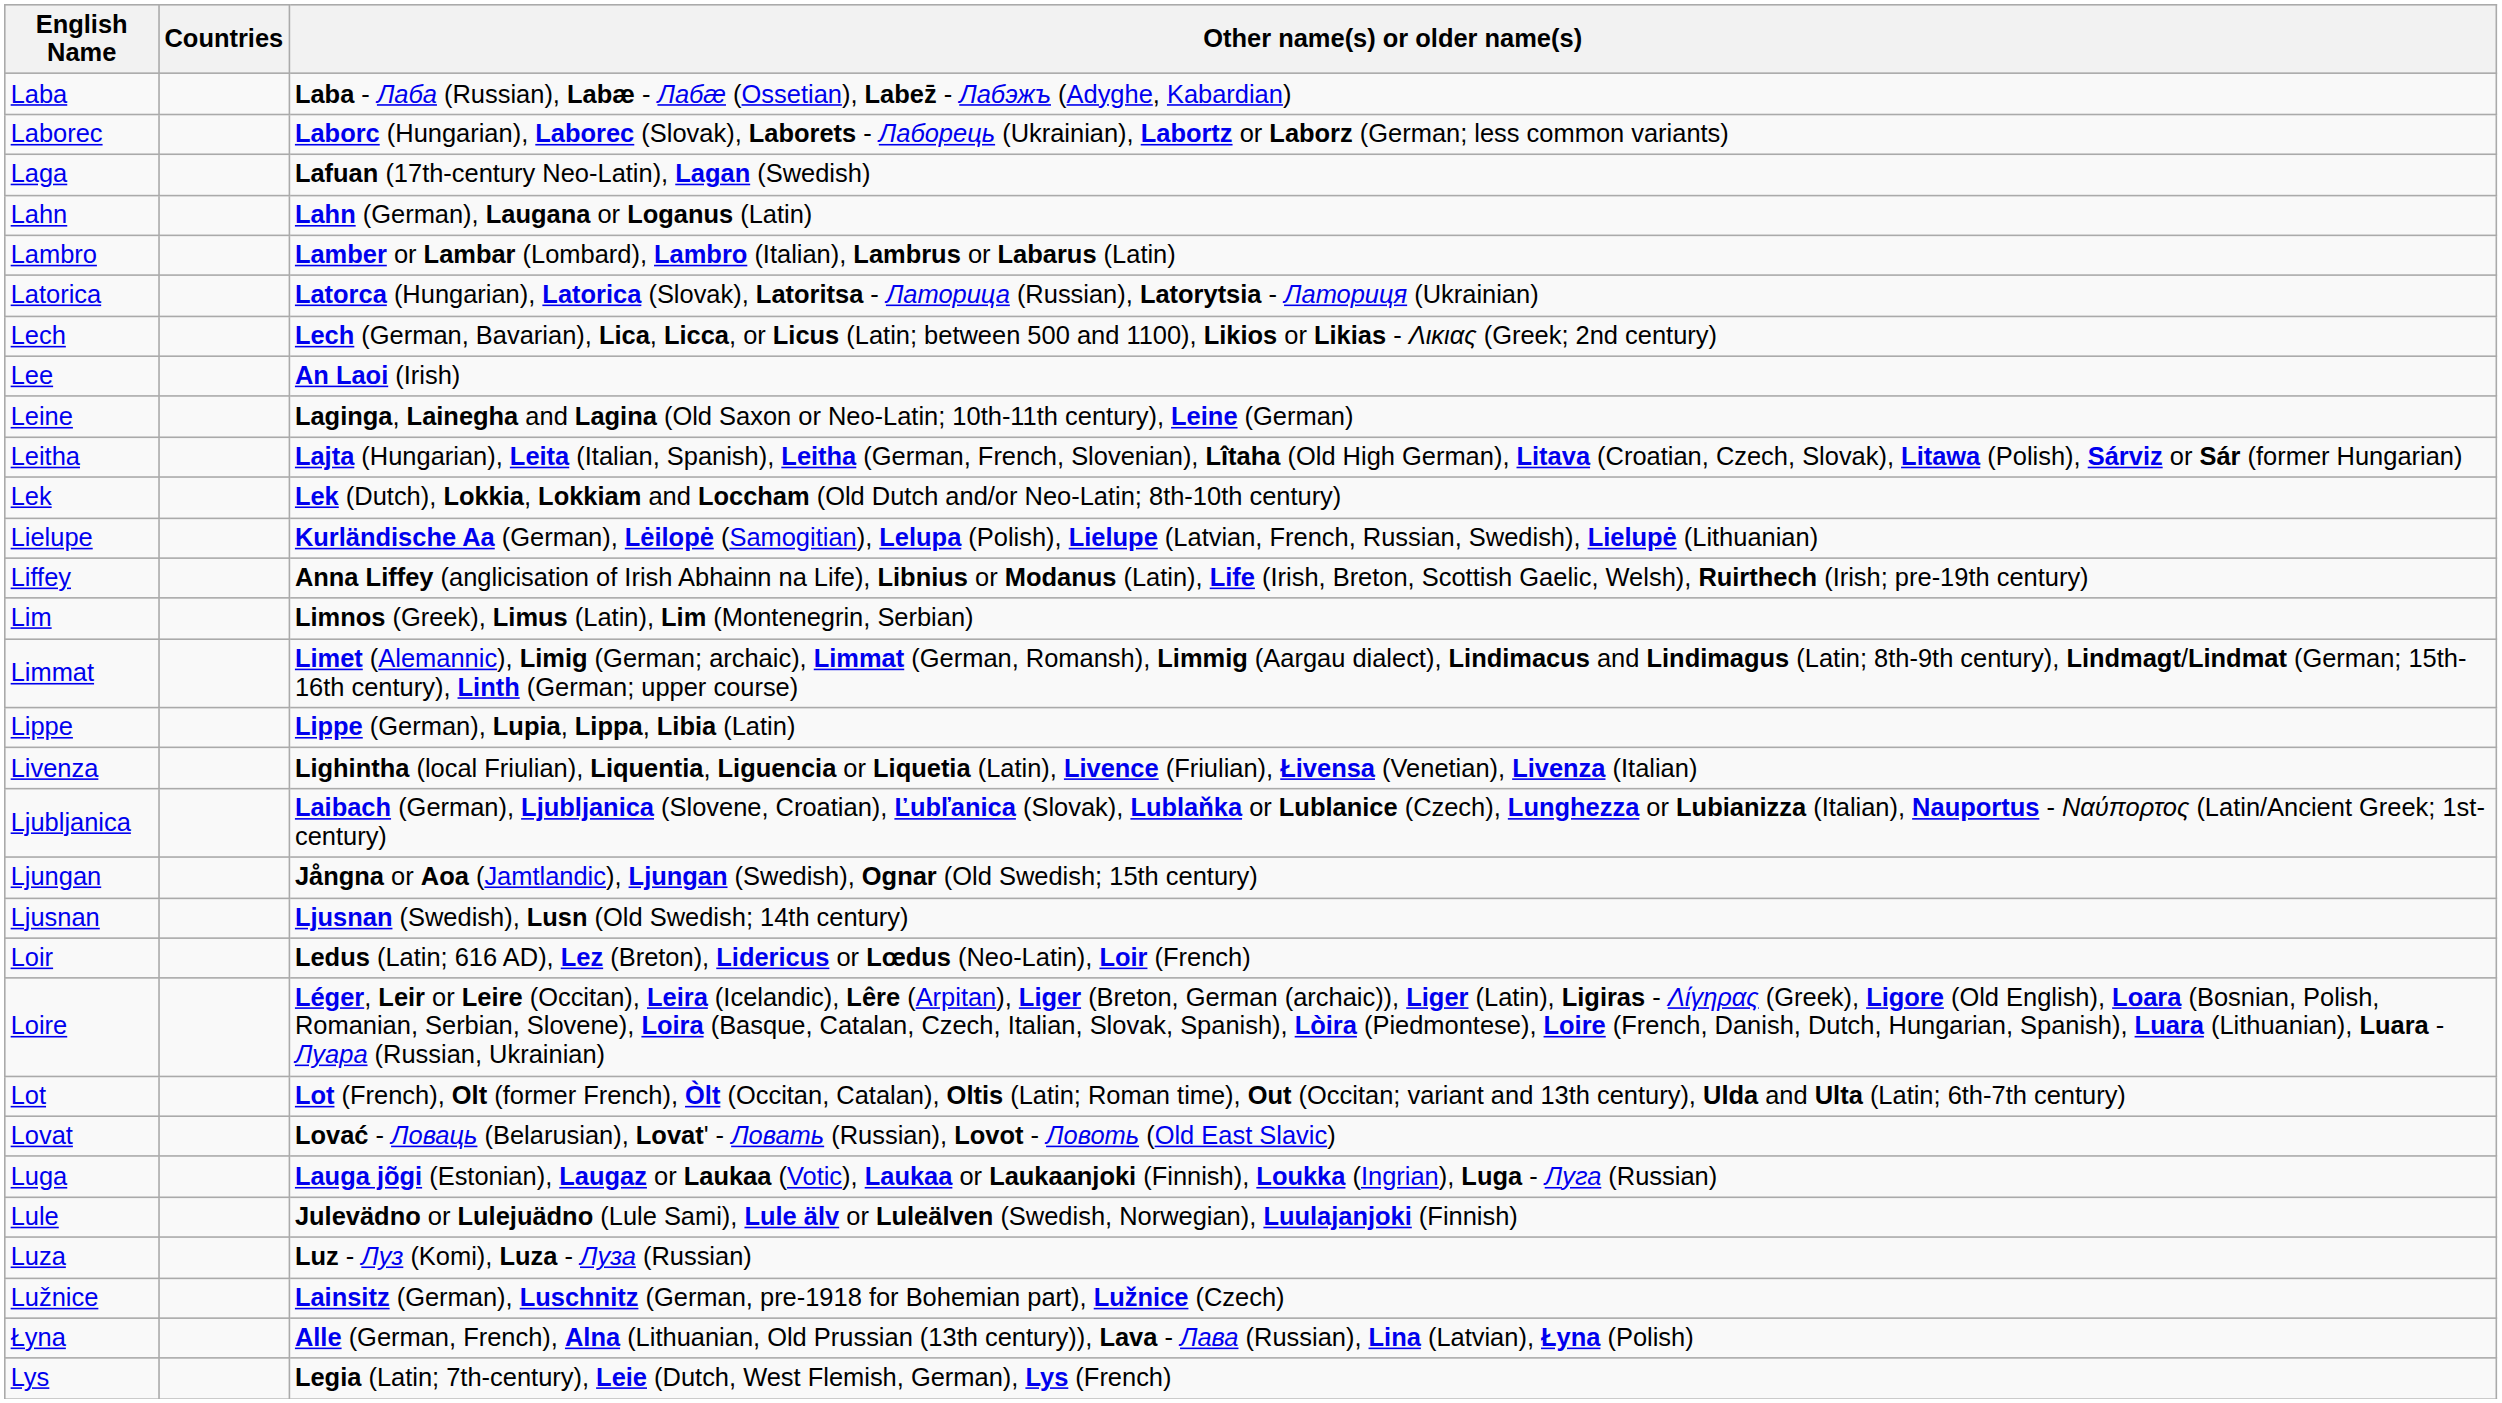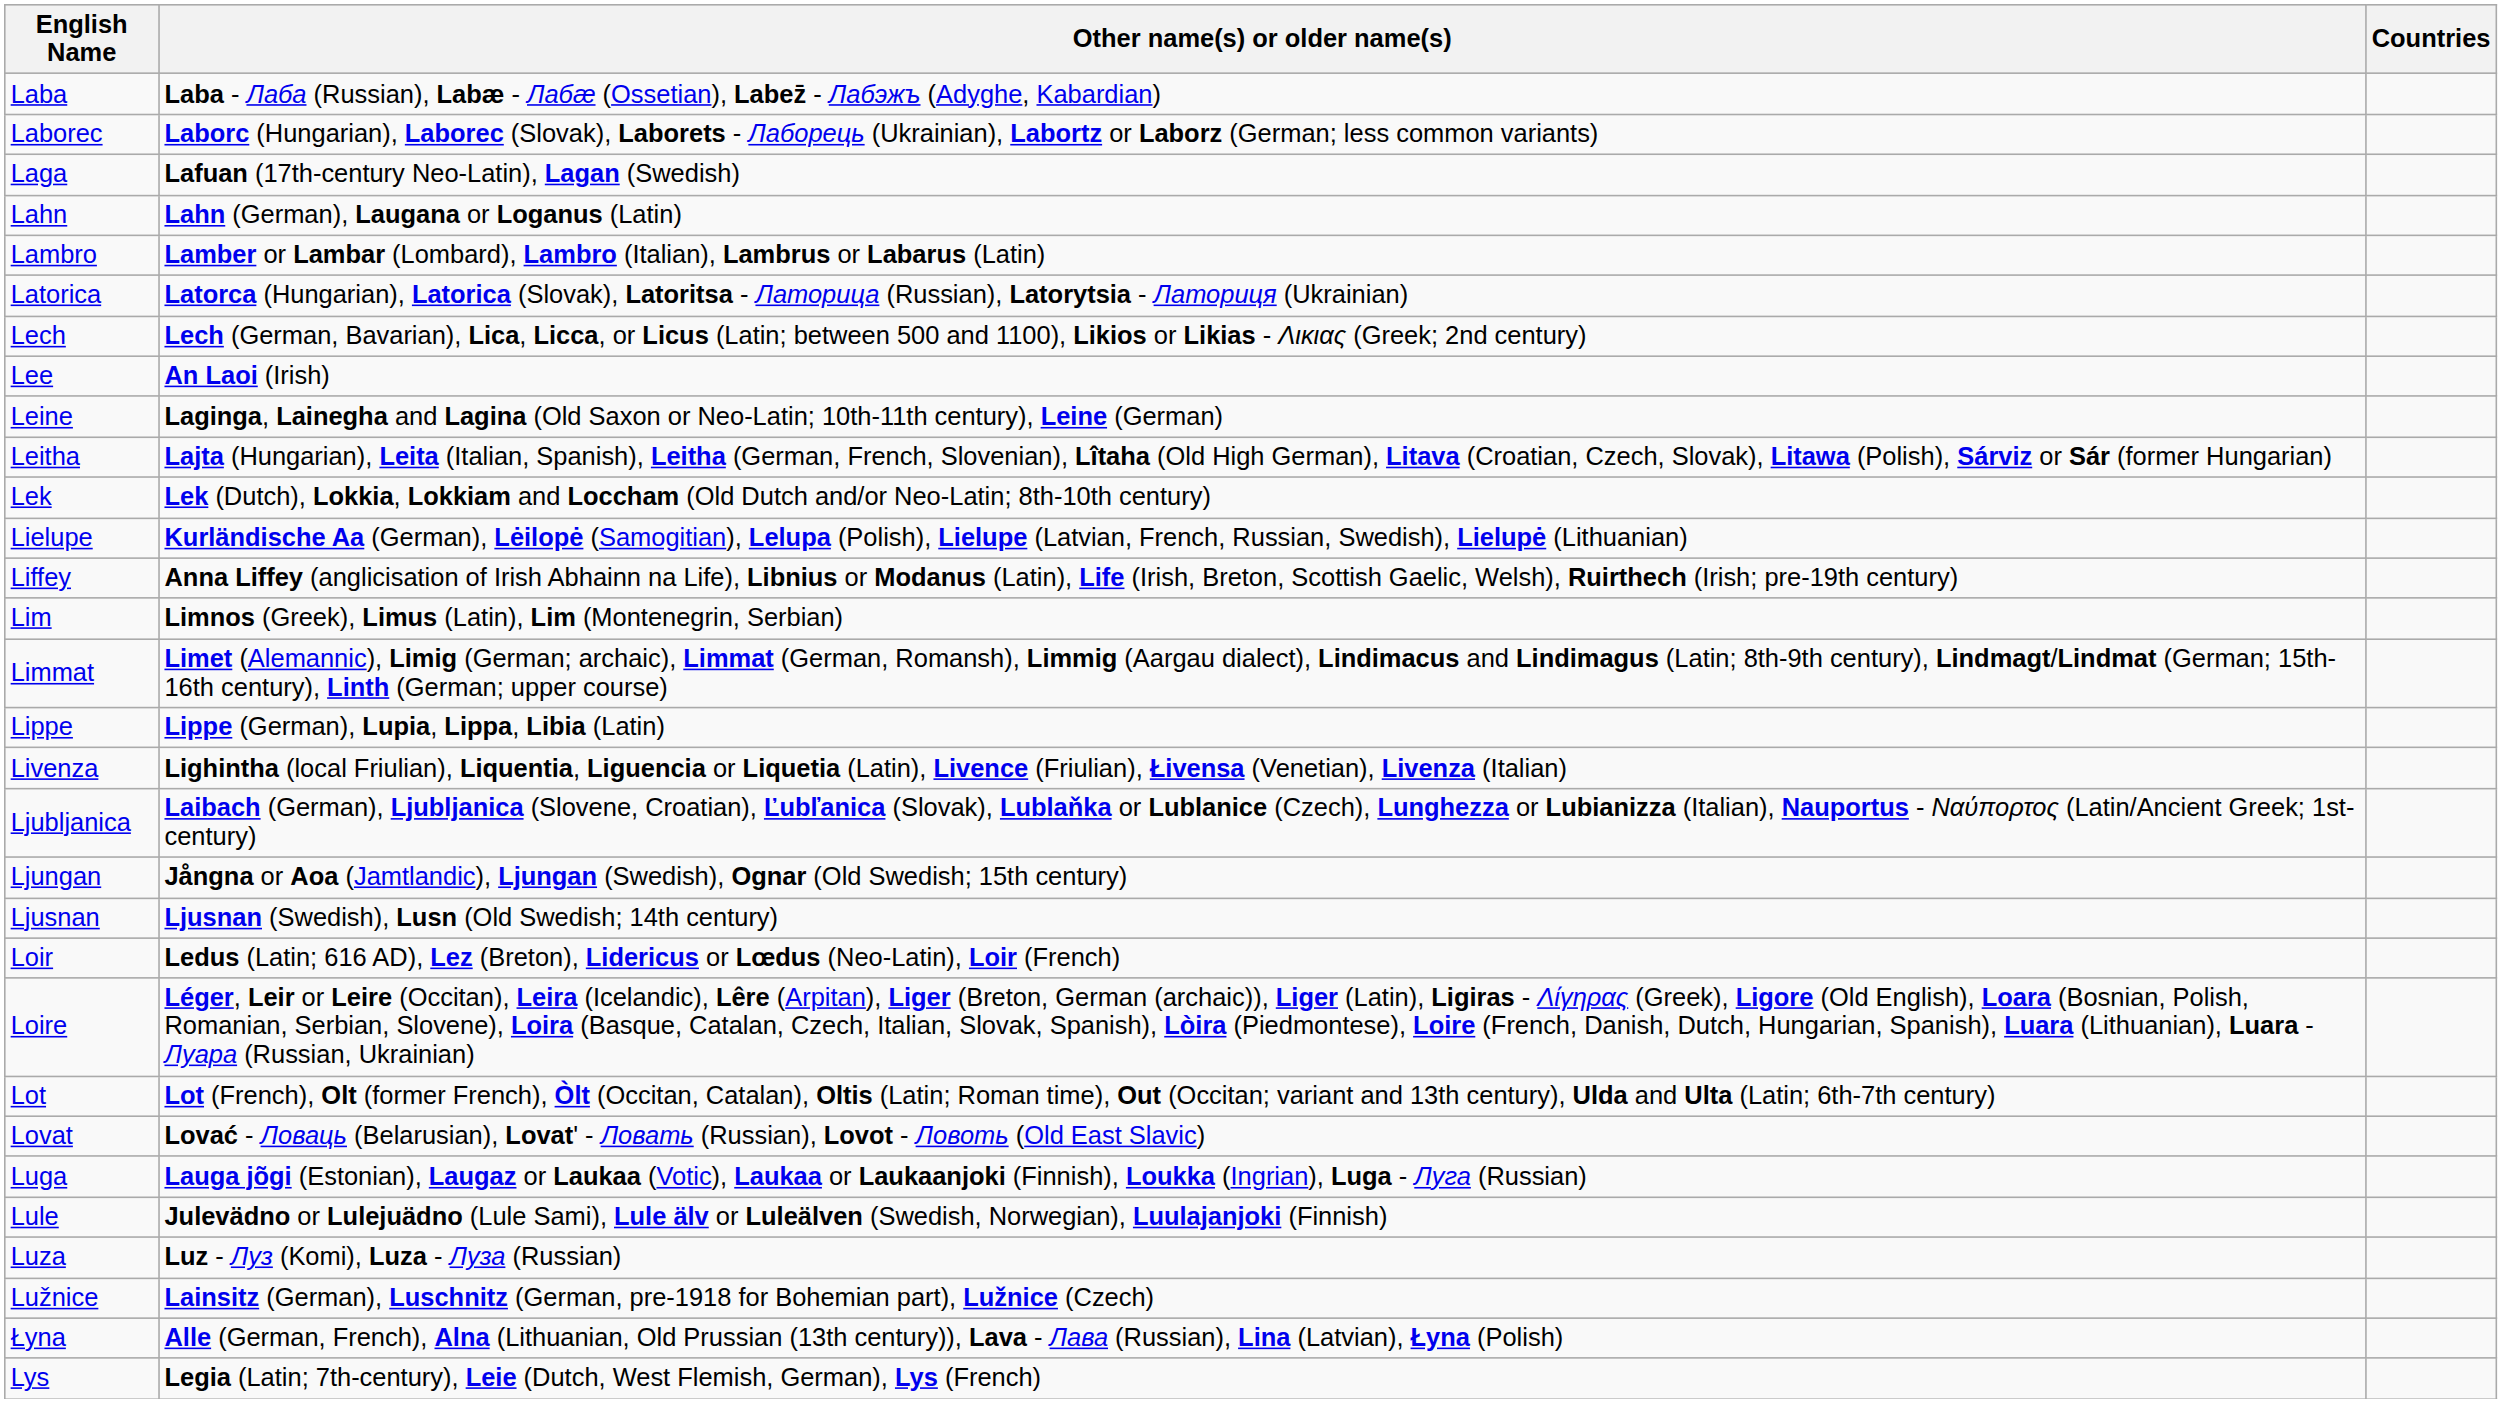columns swapped: (224, 38) <-> (1393, 38)
